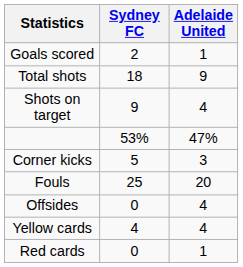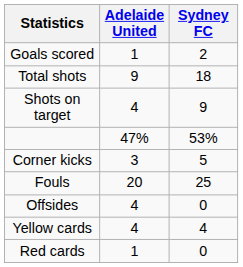columns swapped: (134, 23) <-> (203, 23)
